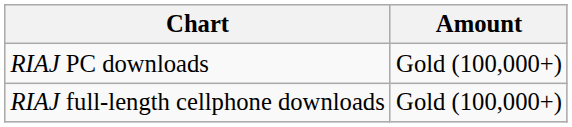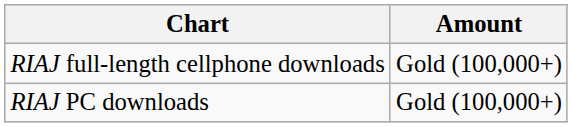rows swapped: (198, 102) <-> (110, 63)
